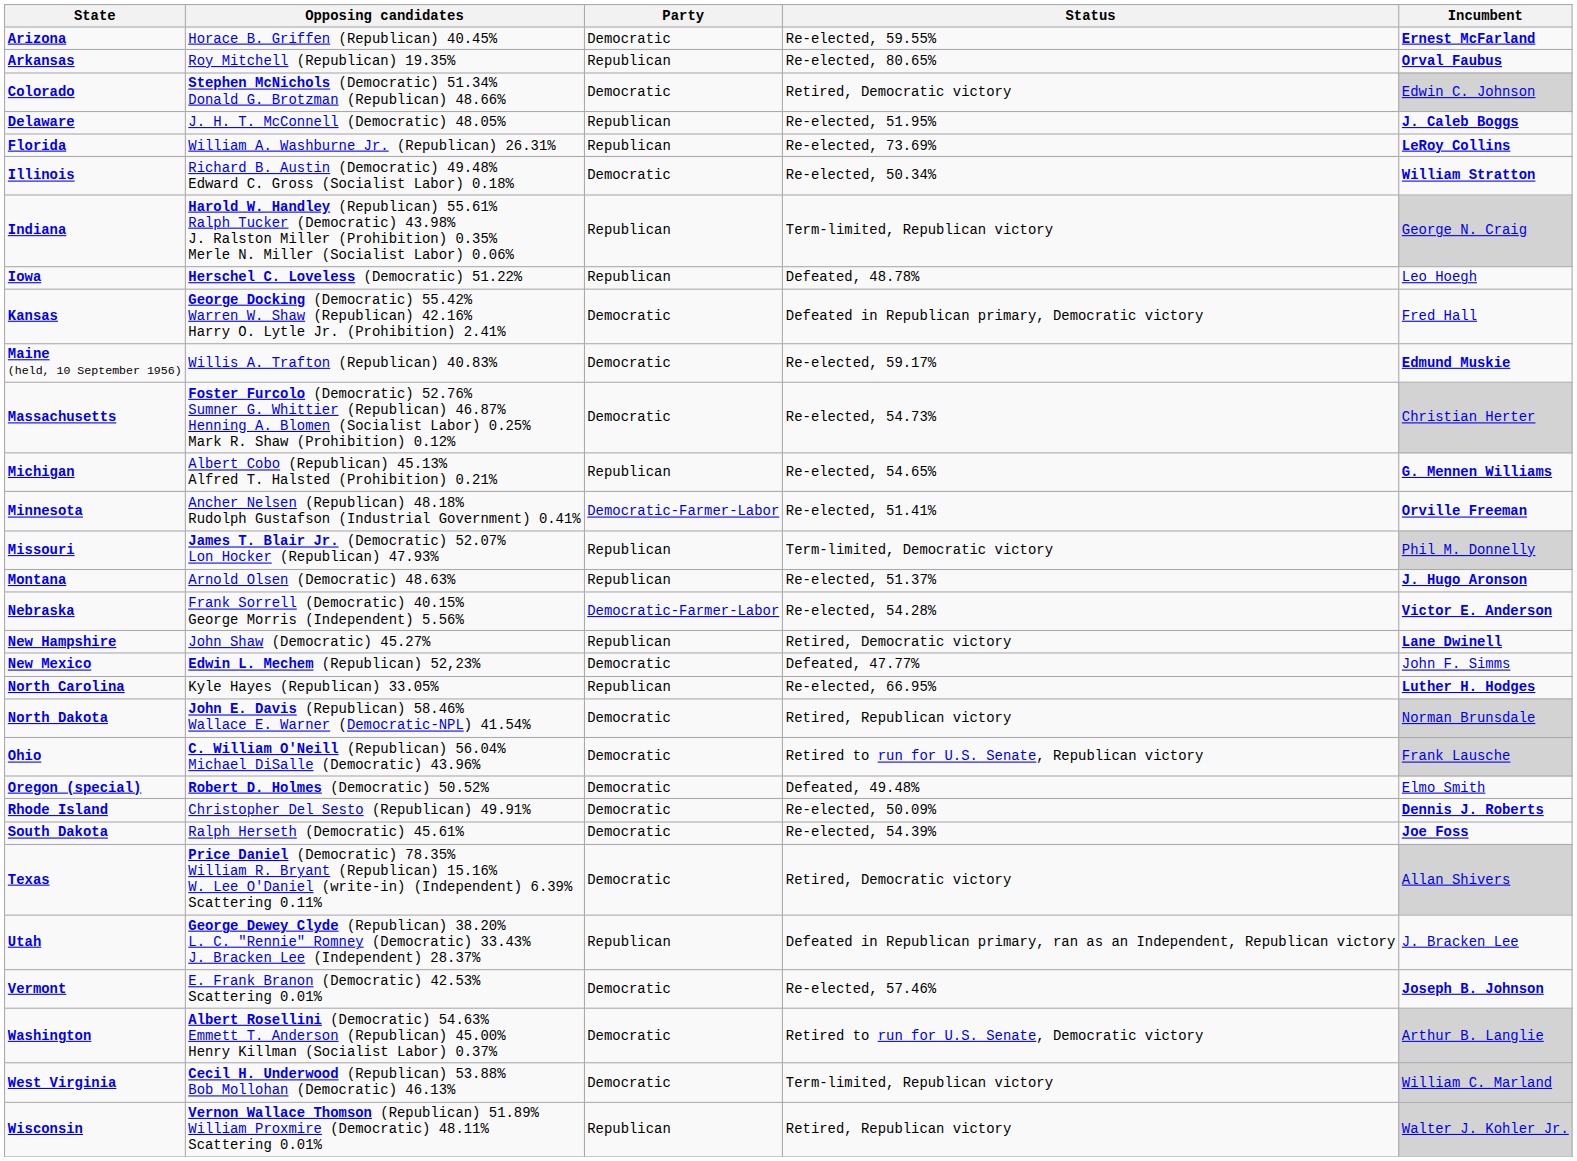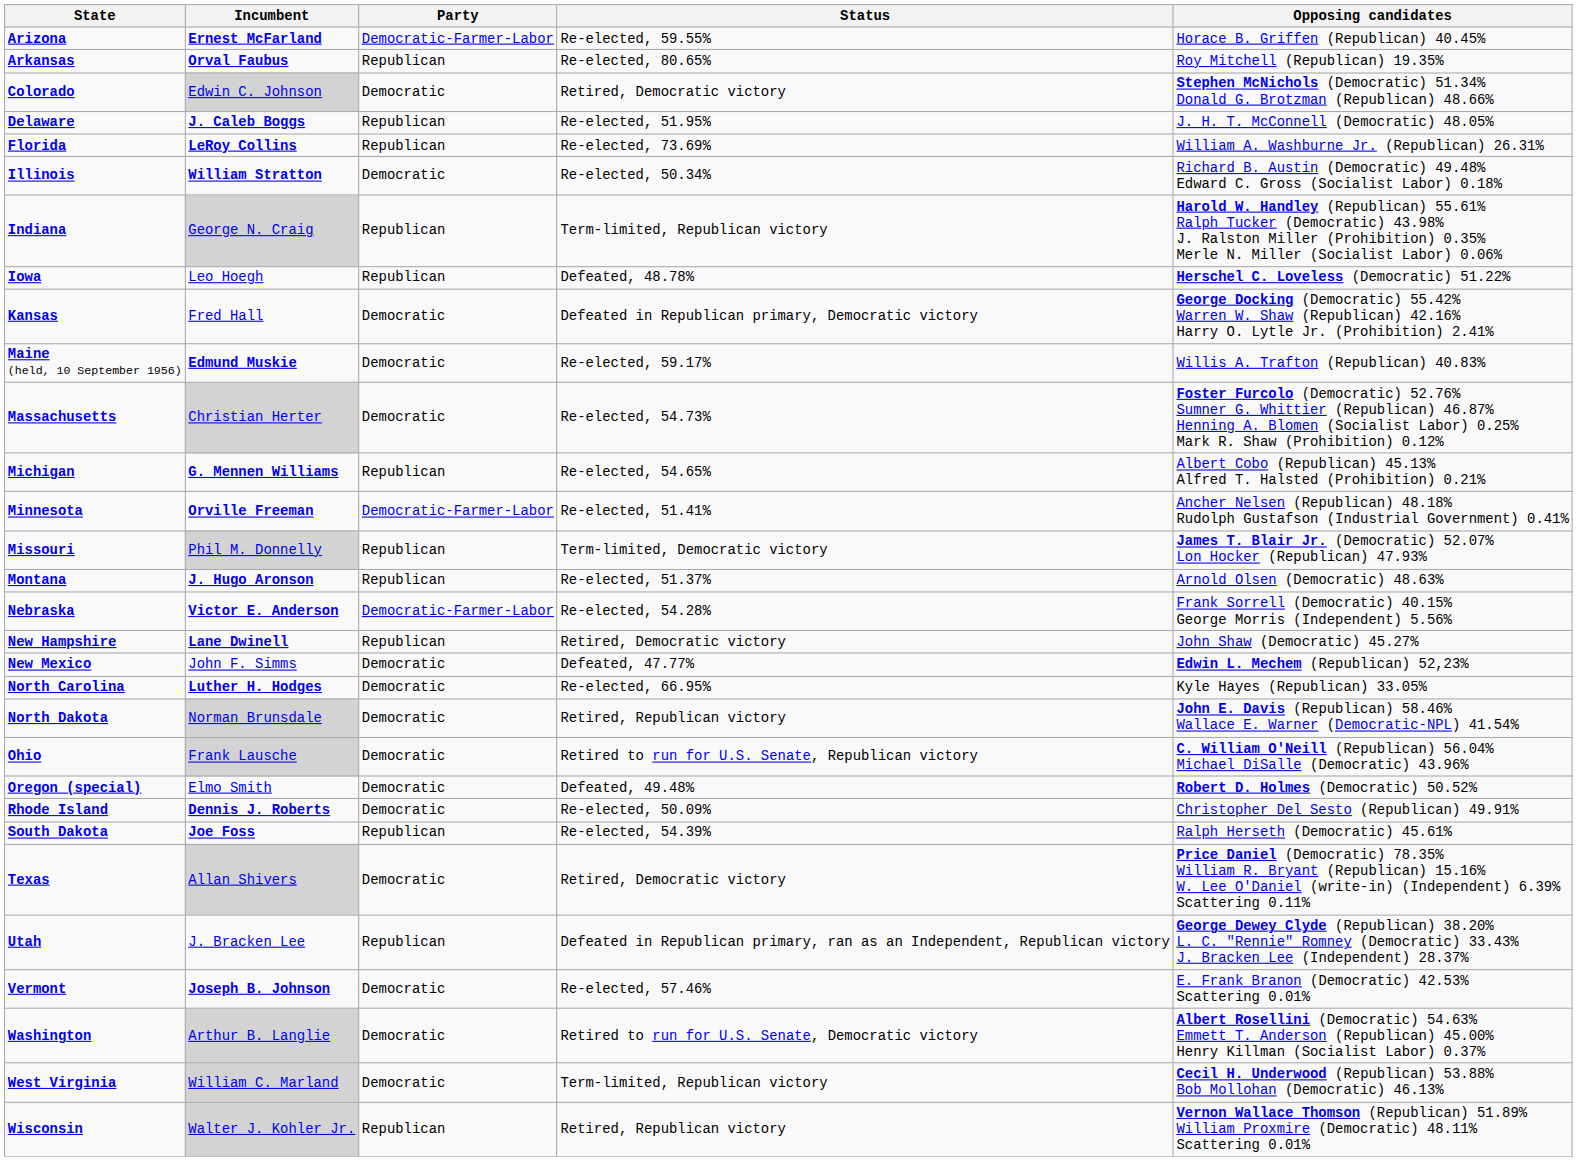columns swapped: (1485, 16) <-> (384, 16)
(629, 39) Democratic -> (458, 39) Democratic-Farmer-Labor
(629, 687) Republican -> (404, 687) Democratic
(629, 833) Democratic -> (404, 833) Republican
